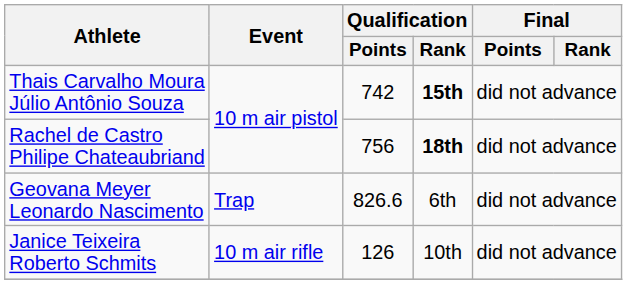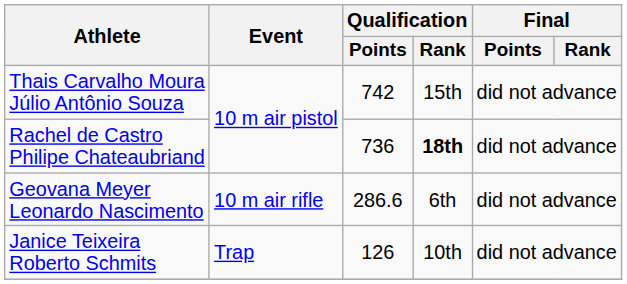(443, 93) bold -> (443, 93) normal
(378, 146) 756 -> (378, 146) 736
(234, 200) Trap -> (269, 200) 10 m air rifle
(378, 200) 826.6 -> (378, 200) 286.6
(269, 253) 10 m air rifle -> (234, 253) Trap
